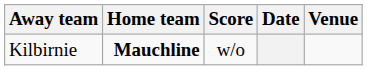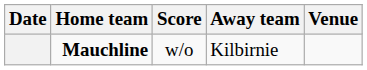columns swapped: (281, 19) <-> (54, 19)
